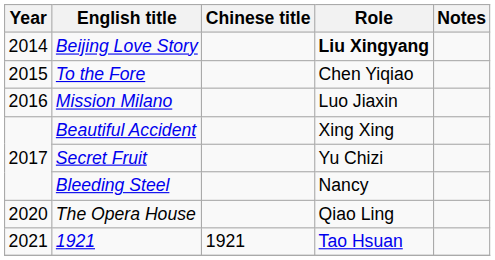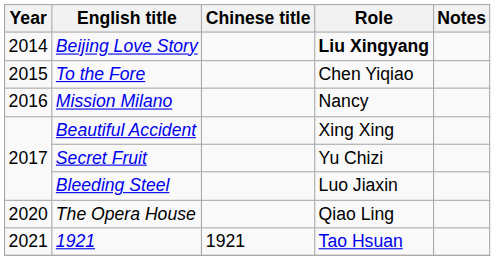(358, 102) Luo Jiaxin -> (344, 102) Nancy
(344, 185) Nancy -> (358, 185) Luo Jiaxin
